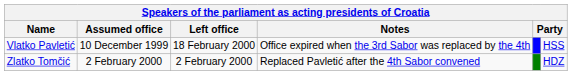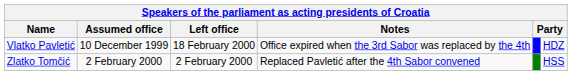(554, 45) HSS -> (554, 45) HDZ
(554, 62) HDZ -> (554, 62) HSS
